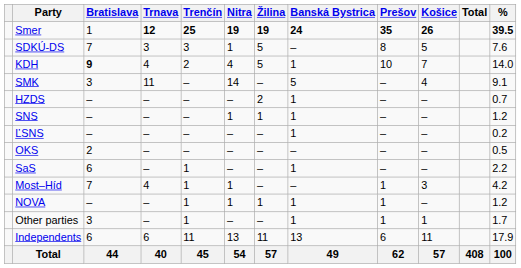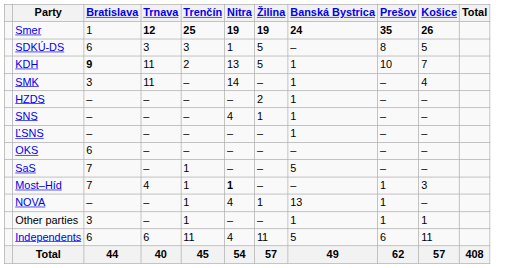- column: (503, 13)
(89, 47) 7 -> (89, 47) 6
(146, 64) 4 -> (149, 64) 11
(230, 64) 4 -> (233, 64) 13
(293, 82) 5 -> (293, 82) 1
(230, 116) 1 -> (230, 116) 4
(89, 151) 2 -> (89, 151) 6
(89, 168) 6 -> (89, 168) 7
(293, 168) 1 -> (293, 168) 5
(230, 185) normal -> (230, 185) bold
(230, 202) 1 -> (230, 202) 4
(293, 202) 1 -> (296, 202) 13
(233, 237) 13 -> (230, 237) 4
(296, 237) 13 -> (293, 237) 5
